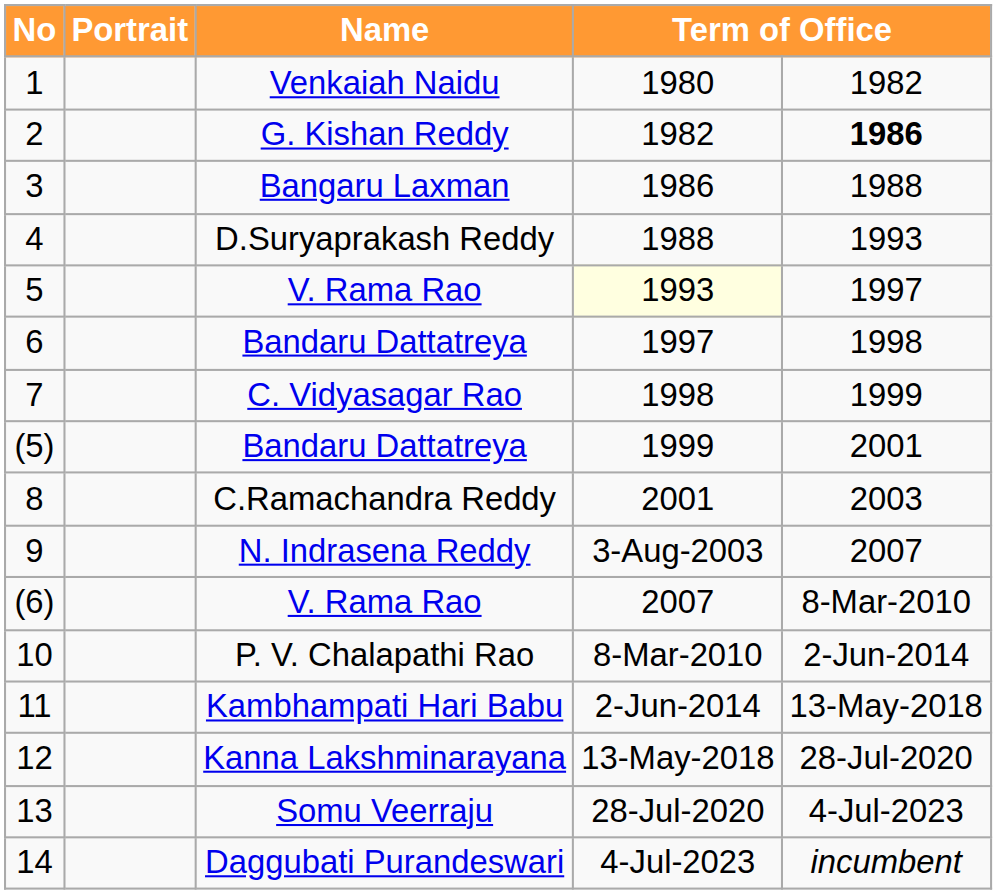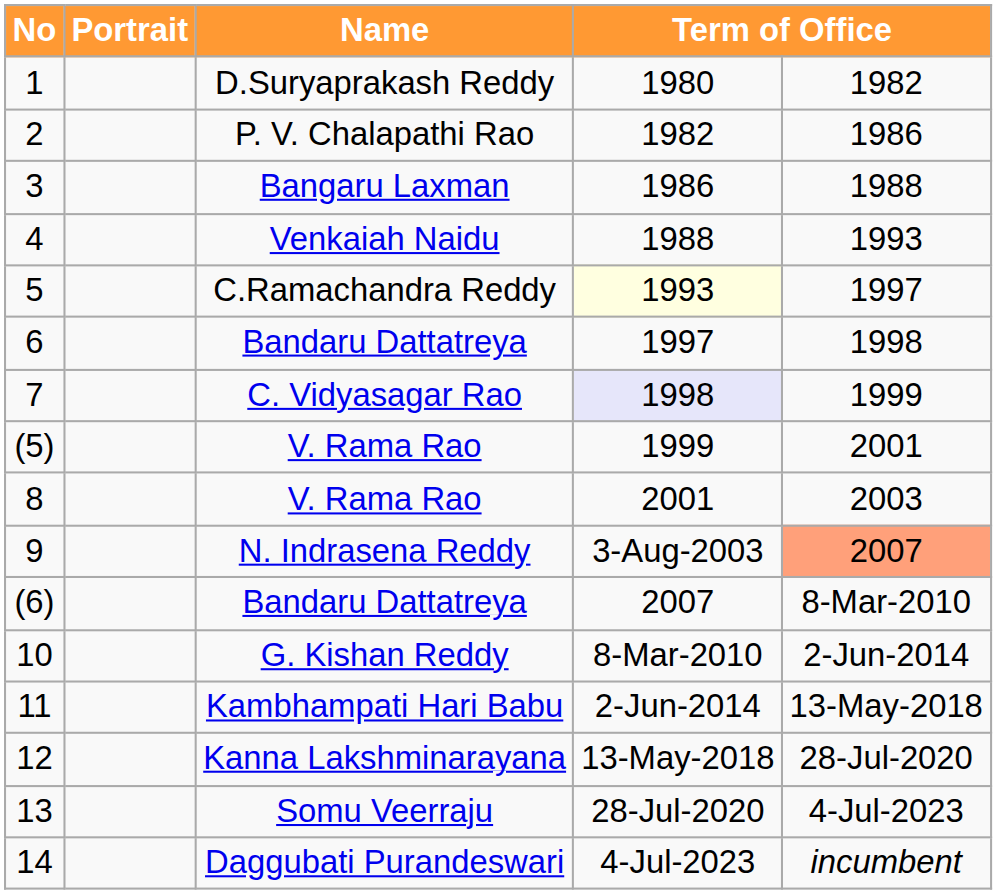(385, 82) Venkaiah Naidu -> (385, 82) D.Suryaprakash Reddy
(385, 134) G. Kishan Reddy -> (385, 134) P. V. Chalapathi Rao
(886, 134) bold -> (886, 134) normal
(385, 238) D.Suryaprakash Reddy -> (385, 238) Venkaiah Naidu
(385, 290) V. Rama Rao -> (385, 290) C.Ramachandra Reddy
(678, 394) no background -> (678, 394) lavender background
(385, 446) Bandaru Dattatreya -> (385, 446) V. Rama Rao
(385, 498) C.Ramachandra Reddy -> (385, 498) V. Rama Rao
(886, 550) no background -> (886, 550) lightsalmon background
(385, 602) V. Rama Rao -> (385, 602) Bandaru Dattatreya
(385, 654) P. V. Chalapathi Rao -> (385, 654) G. Kishan Reddy
